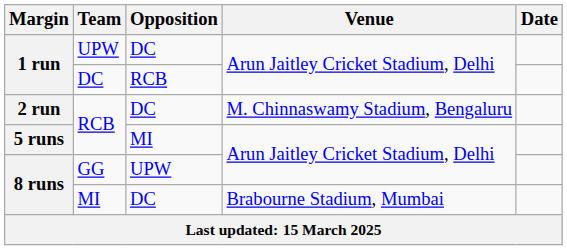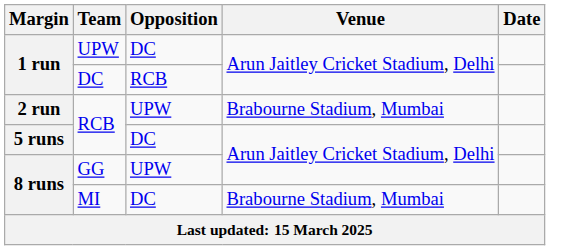(143, 109) DC -> (151, 109) UPW
(369, 109) M. Chinnaswamy Stadium, Bengaluru -> (335, 109) Brabourne Stadium, Mumbai
(141, 139) MI -> (143, 139) DC
